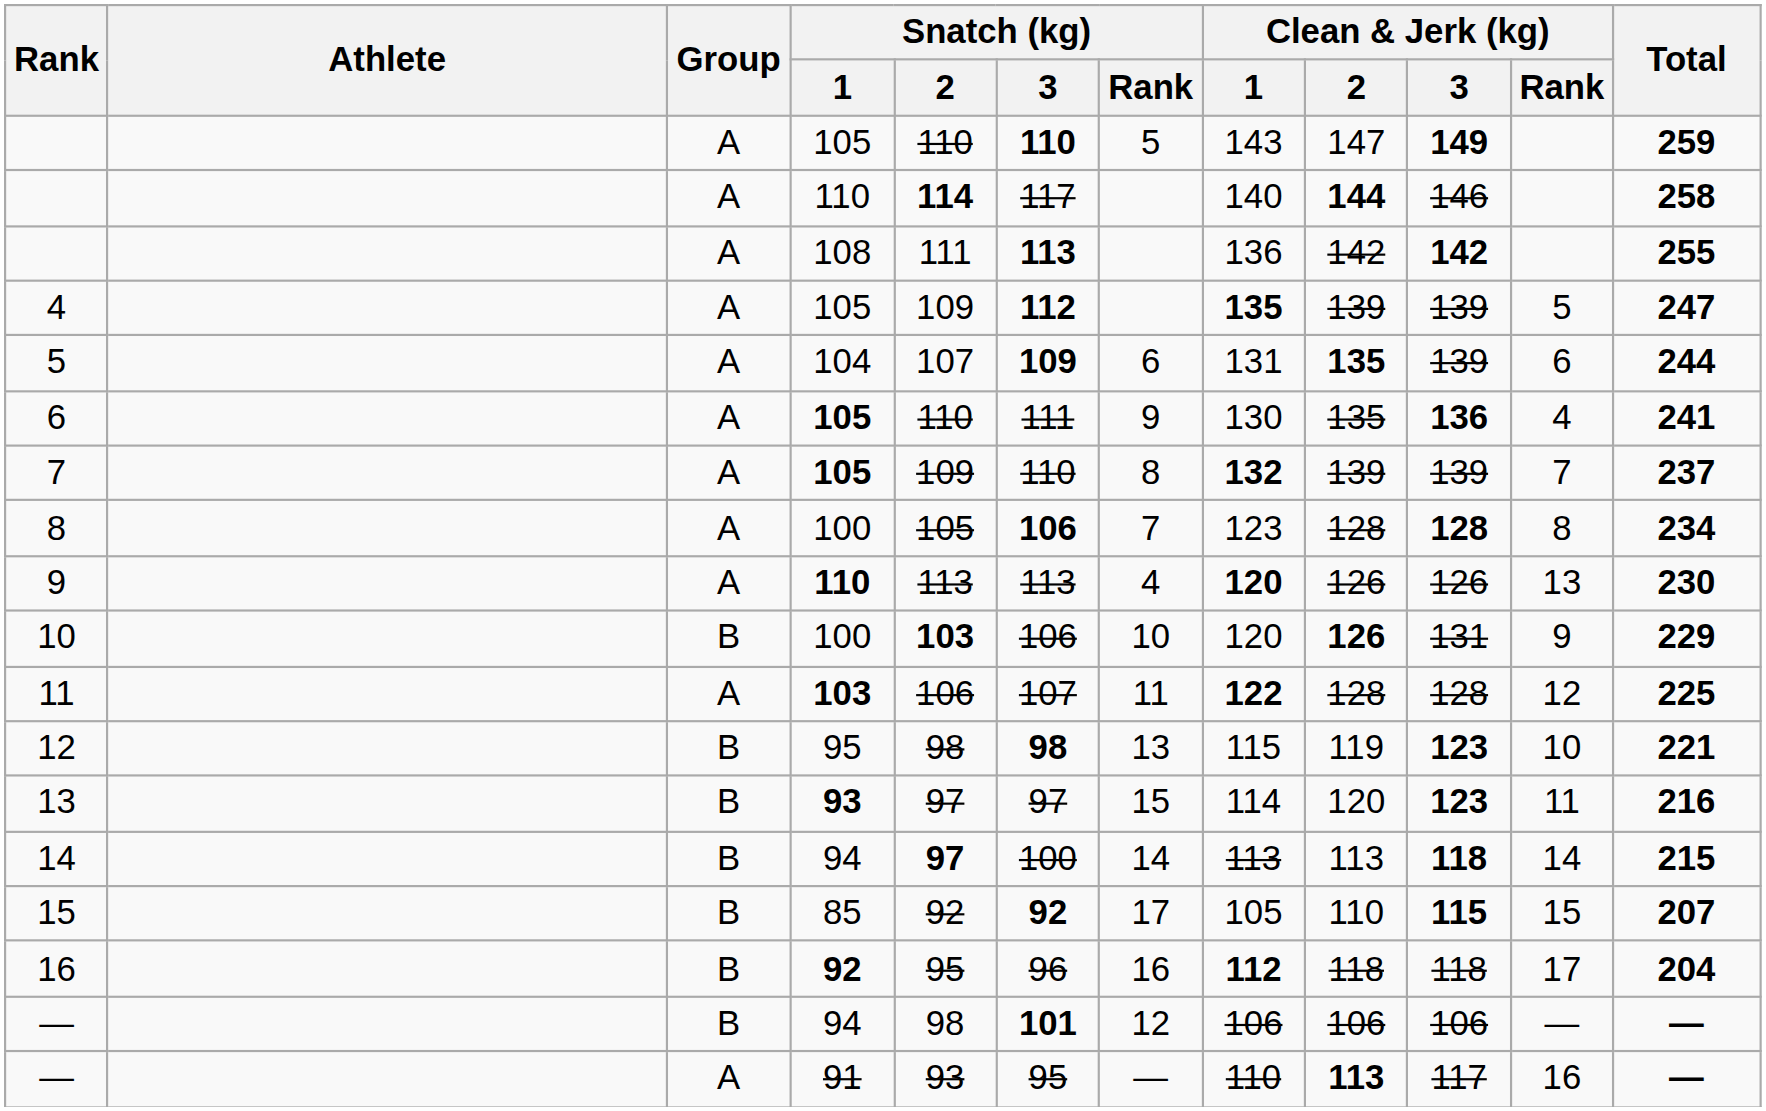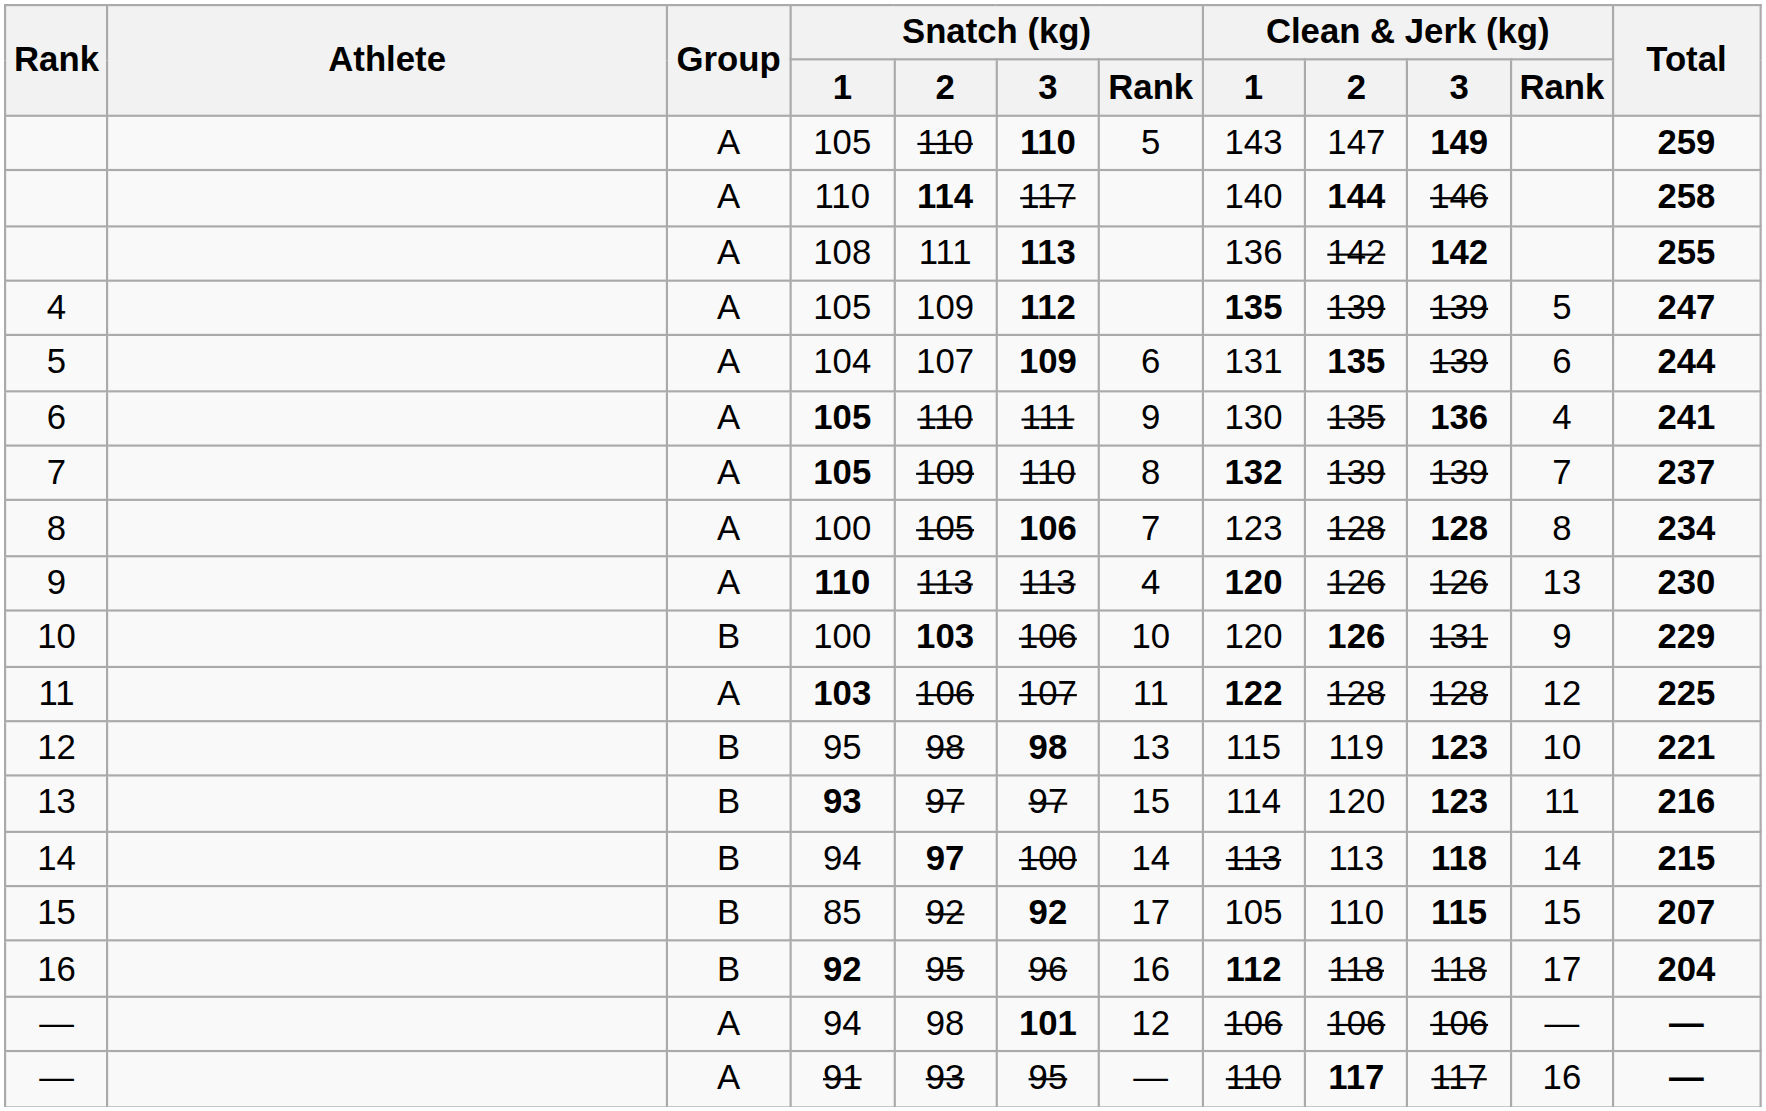(729, 1023) B -> (729, 1023) A
(1356, 1078) 113 -> (1356, 1078) 117
